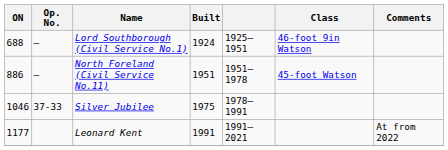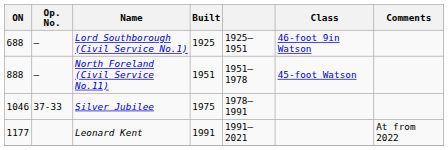(204, 43) 1924 -> (204, 43) 1925
(15, 75) 886 -> (15, 75) 888
